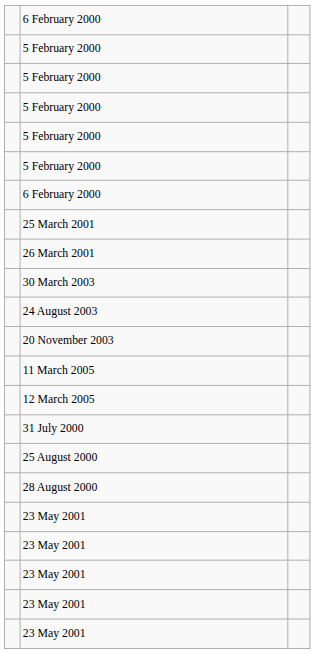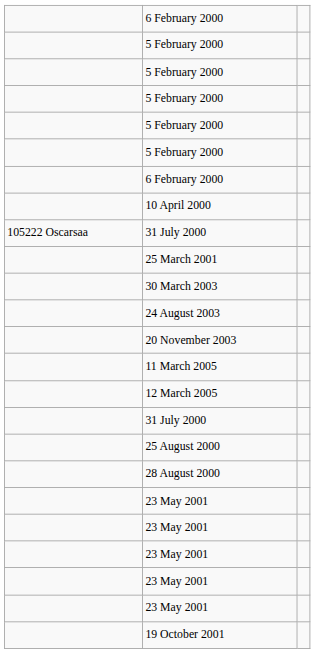+ row: (74, 206)
+ row: (48, 233)
- row: (12, 254)
+ row: (74, 635)
